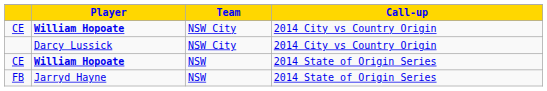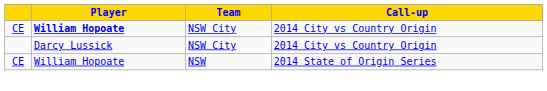(79, 61) bold -> (79, 61) normal
- row: (18, 78)
